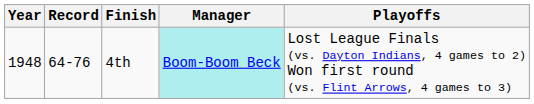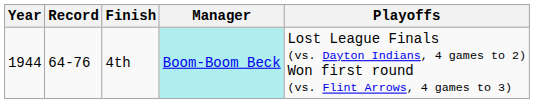(25, 63) 1948 -> (25, 63) 1944
